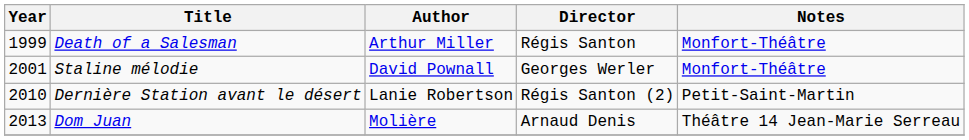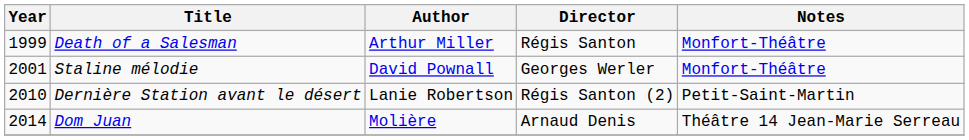(28, 122) 2013 -> (28, 122) 2014
